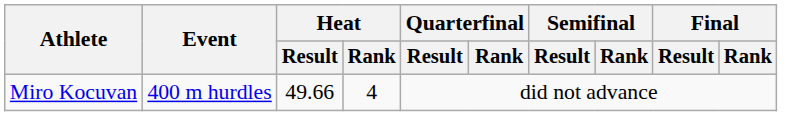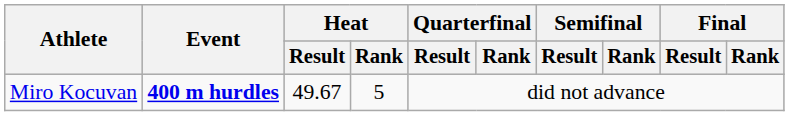(210, 92) normal -> (213, 92) bold
(310, 92) 49.66 -> (317, 92) 49.67
(372, 92) 4 -> (379, 92) 5
